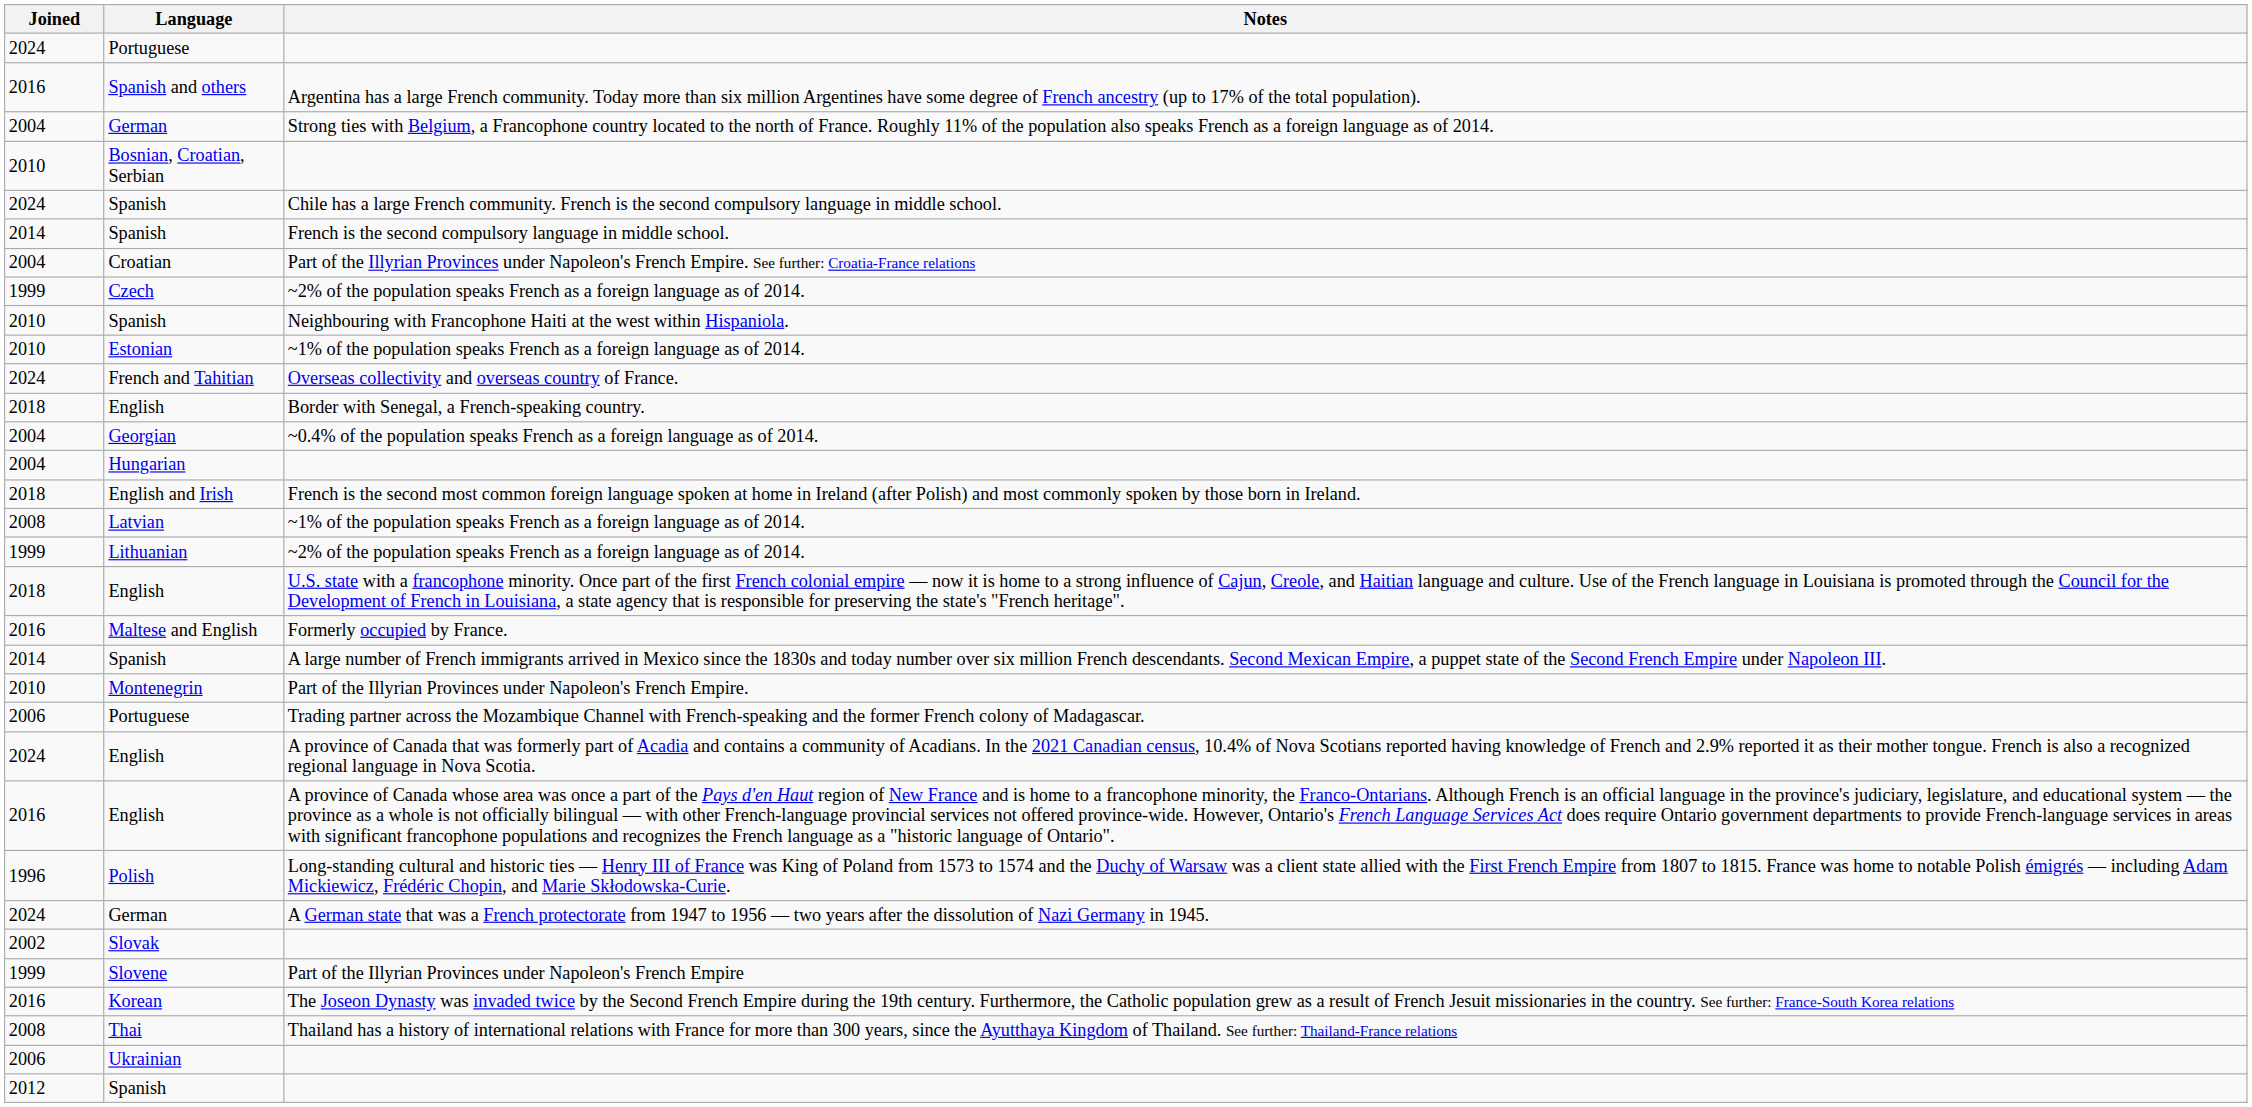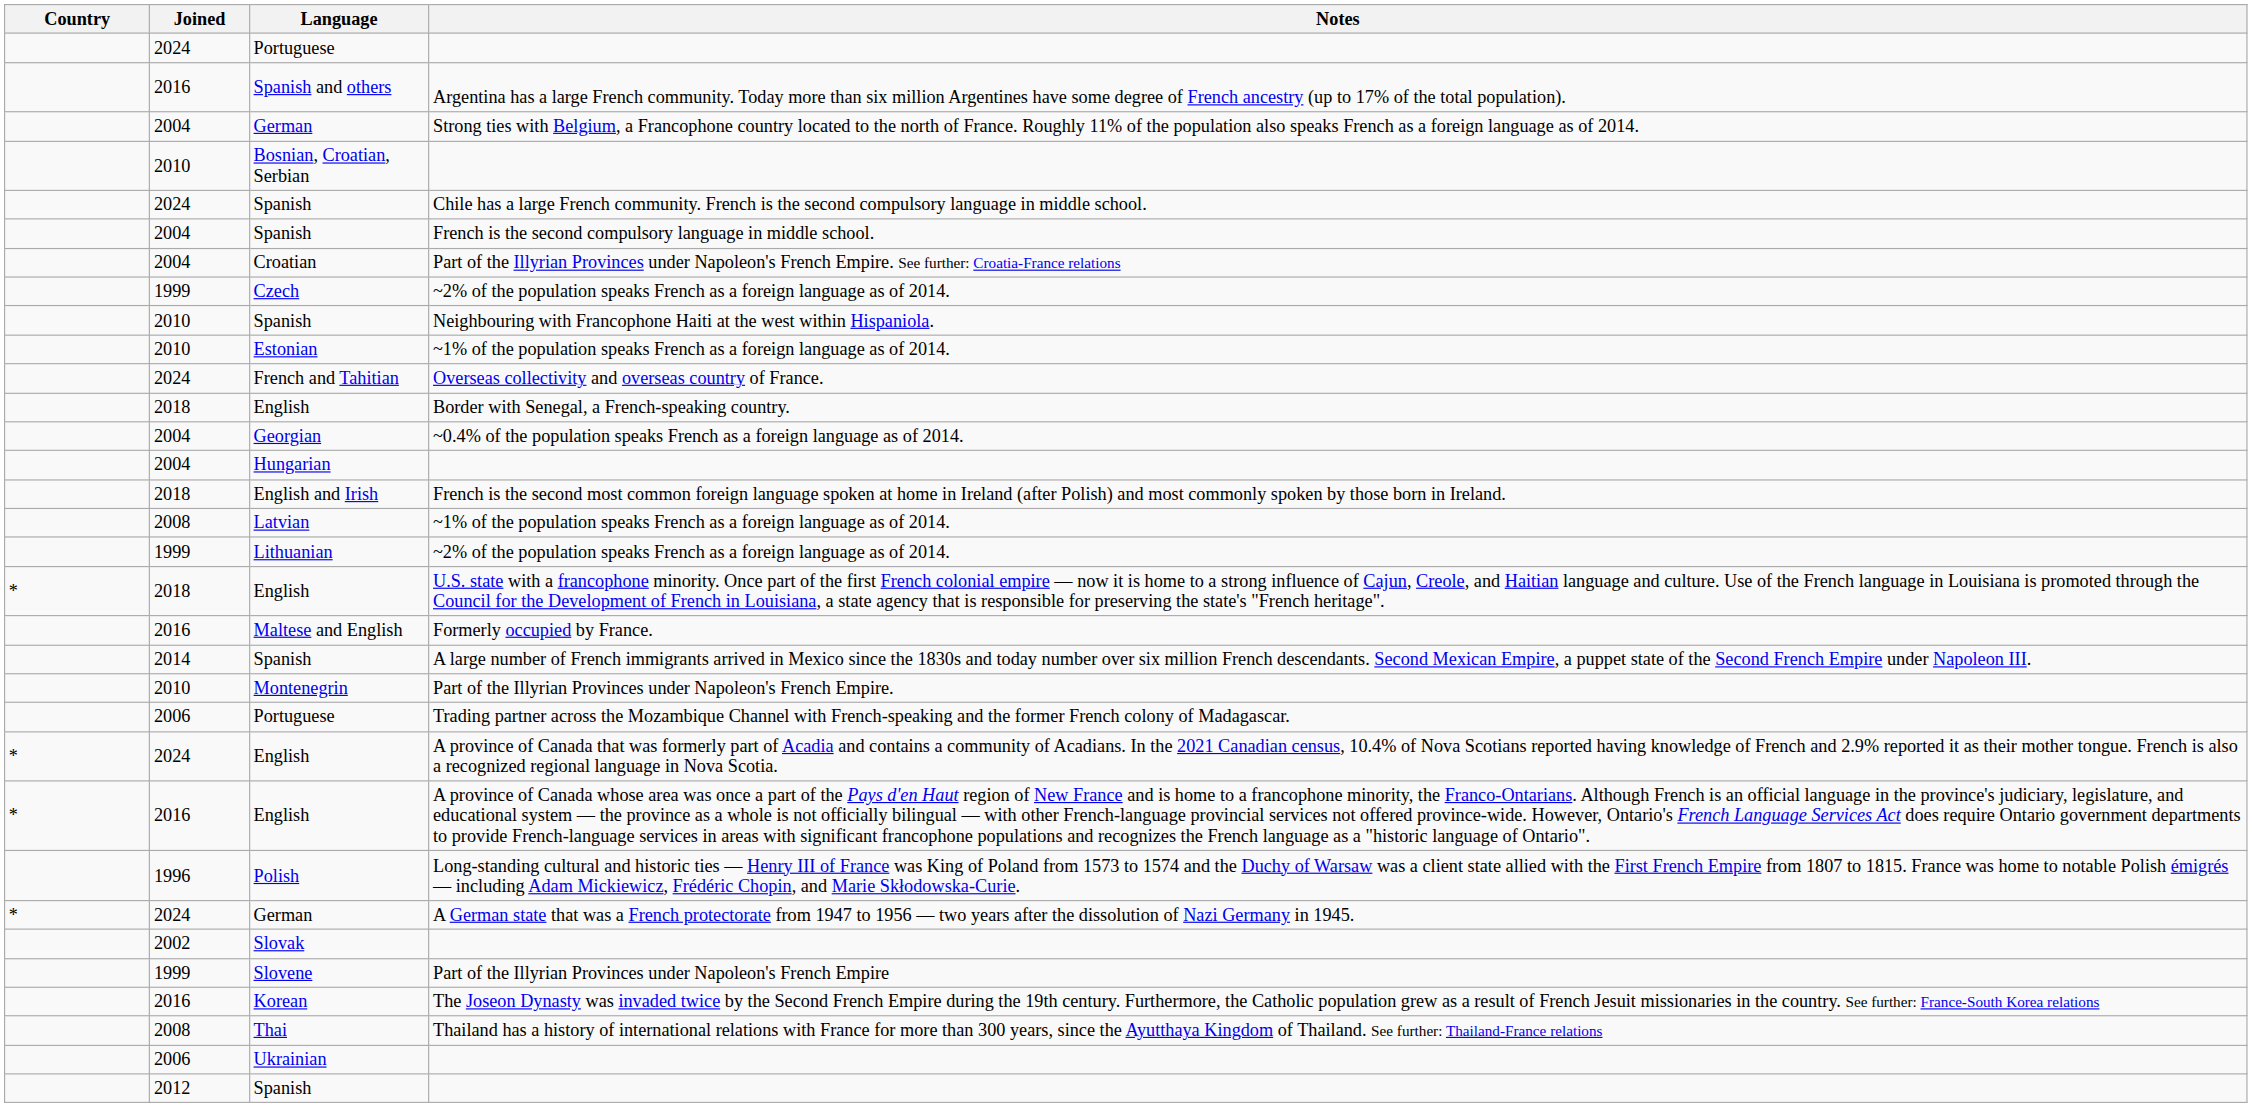+ column: (77, 18)
(27, 233) 2014 -> (172, 233) 2004
